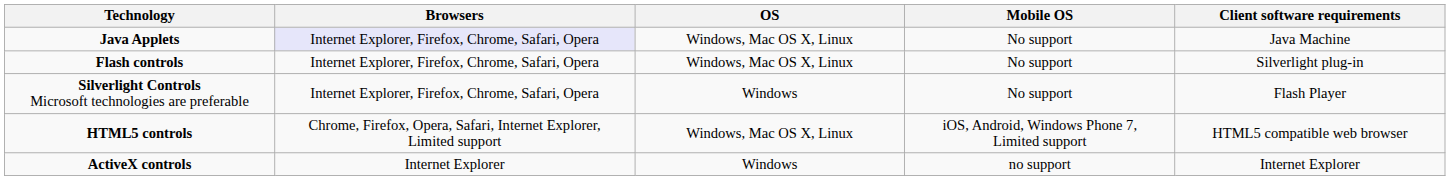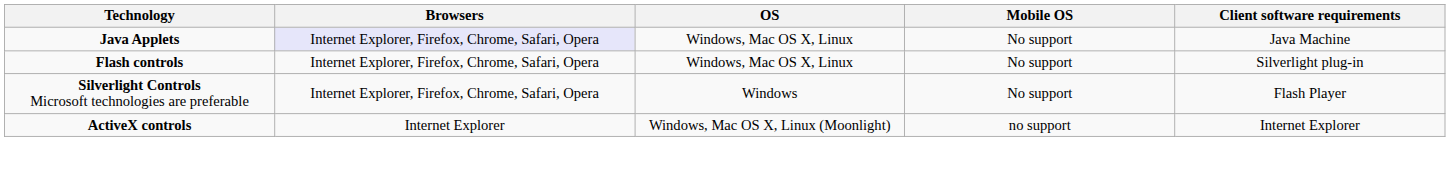- row: (139, 132)
(770, 164) Windows -> (770, 124) Windows, Mac OS X, Linux (Moonlight)
